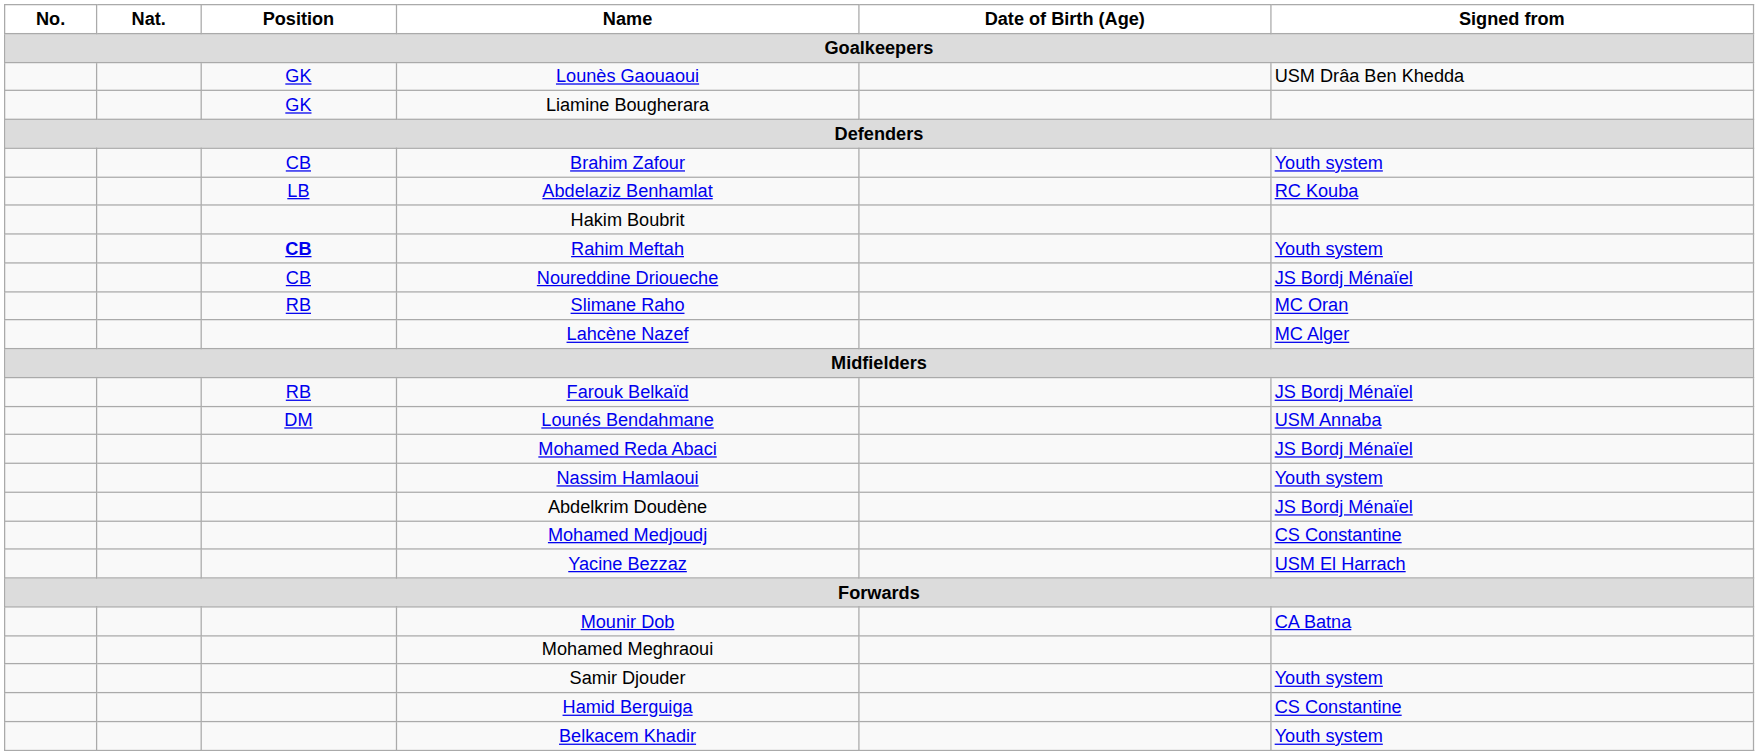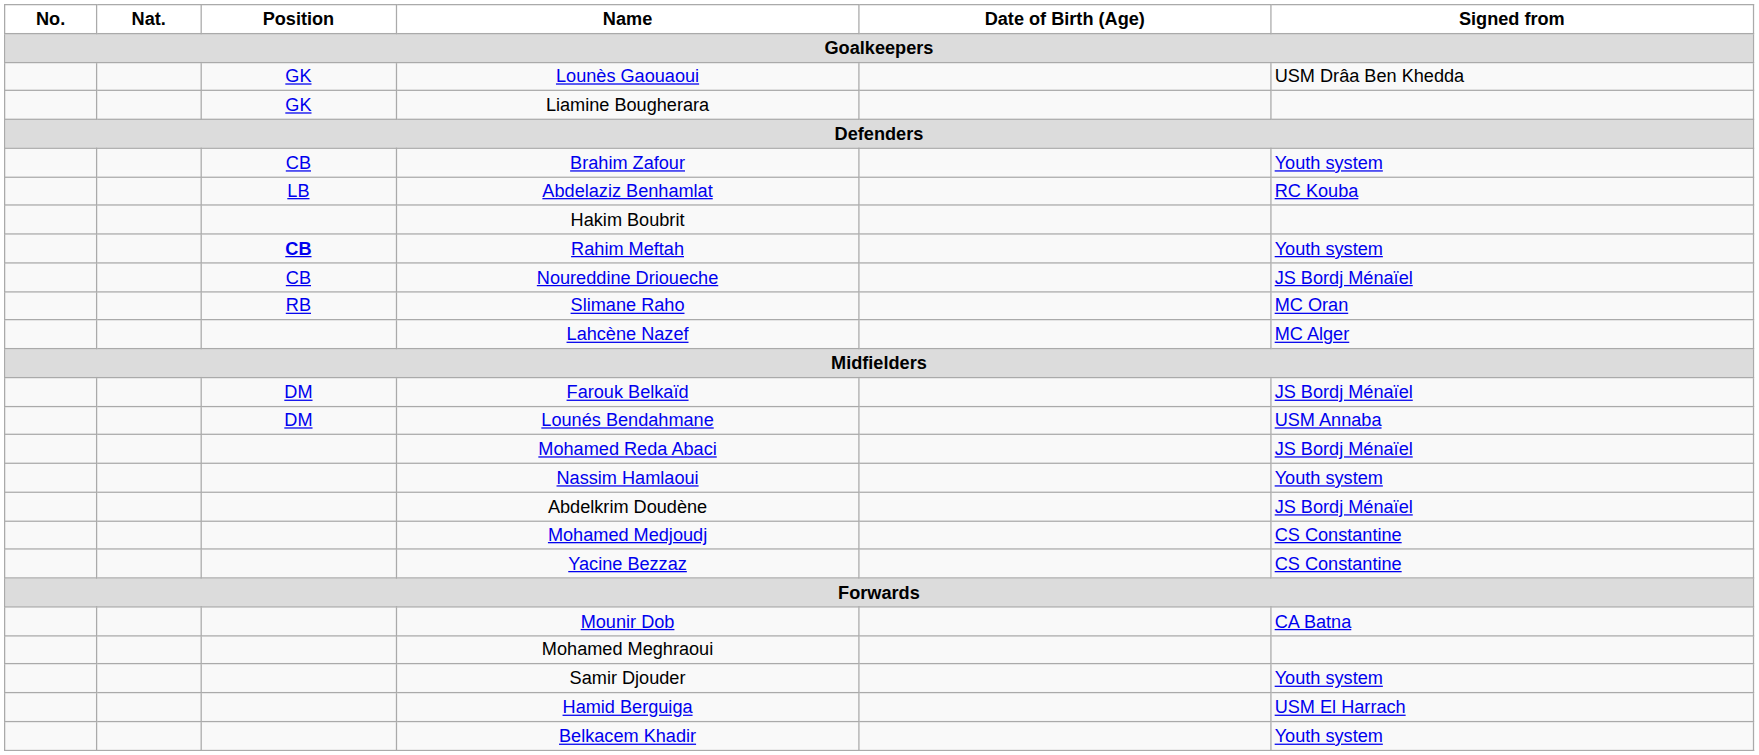(298, 392) RB -> (298, 392) DM
(1340, 564) USM El Harrach -> (1338, 564) CS Constantine
(1338, 707) CS Constantine -> (1340, 707) USM El Harrach
